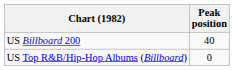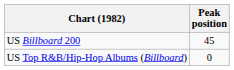(209, 40) 40 -> (209, 40) 45
